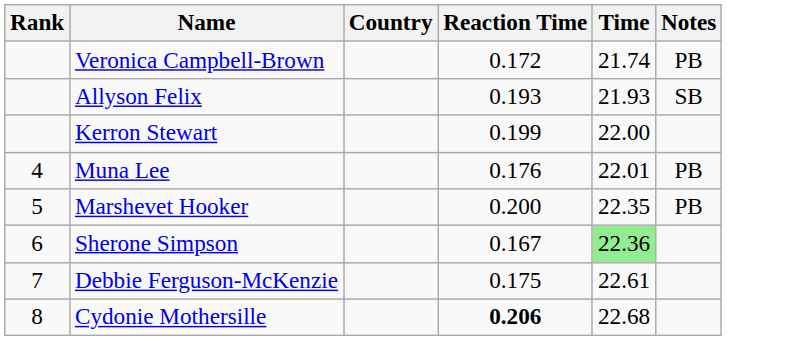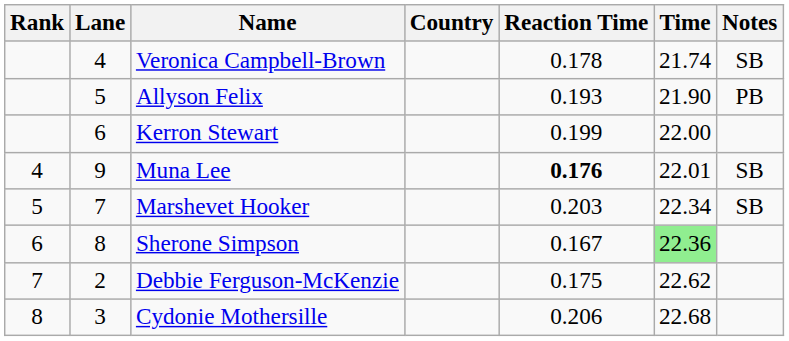+ column: (100, 22)
(515, 59) 0.172 -> (576, 59) 0.178
(689, 59) PB -> (750, 59) SB
(624, 96) 21.93 -> (685, 96) 21.90
(689, 96) SB -> (750, 96) PB
(515, 170) normal -> (576, 170) bold
(689, 170) PB -> (750, 170) SB
(515, 206) 0.200 -> (576, 206) 0.203
(624, 206) 22.35 -> (685, 206) 22.34
(689, 206) PB -> (750, 206) SB
(624, 280) 22.61 -> (685, 280) 22.62
(515, 317) bold -> (576, 317) normal
